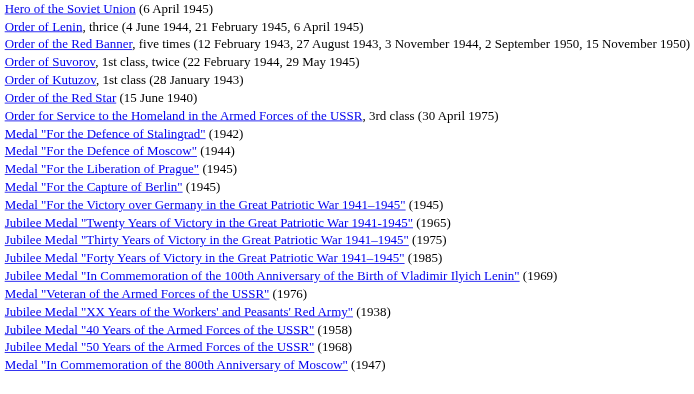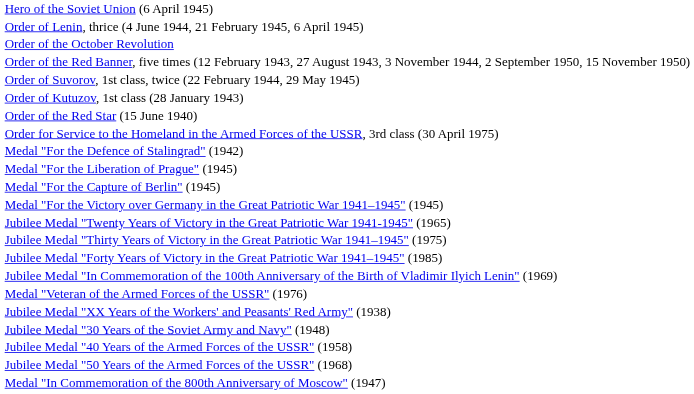+ row: (89, 44)
- row: (120, 151)
+ row: (167, 329)
